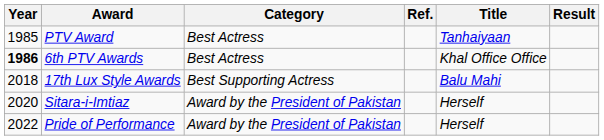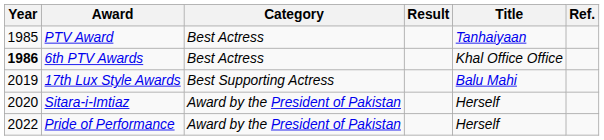columns swapped: (574, 15) <-> (420, 15)
(23, 80) 2018 -> (23, 80) 2019
